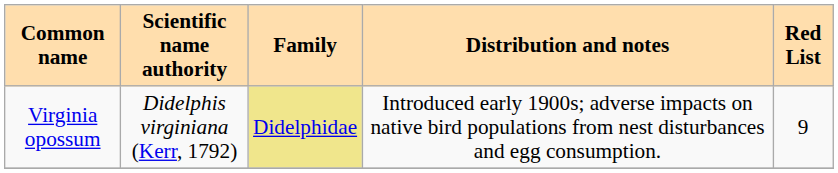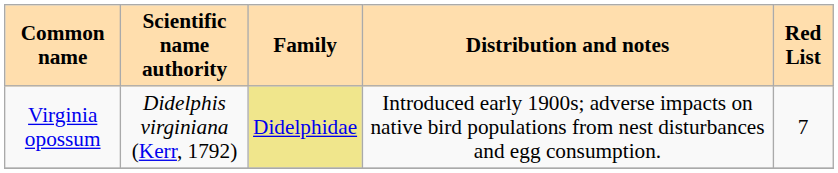(803, 127) 9 -> (803, 127) 7
